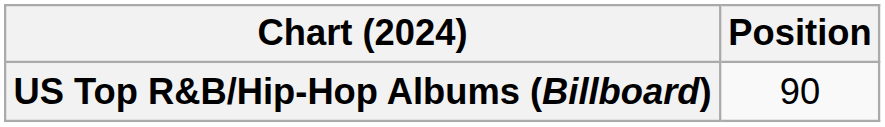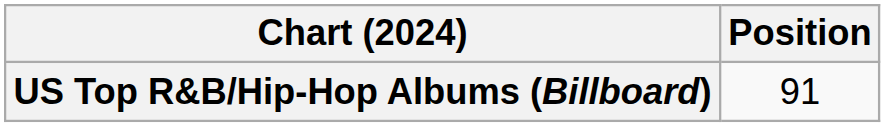(800, 90) 90 -> (800, 90) 91
